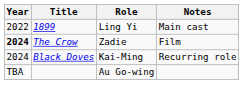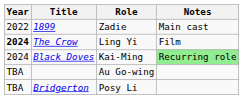(118, 27) Ling Yi -> (113, 27) Zadie
(113, 42) Zadie -> (118, 42) Ling Yi
(198, 57) no background -> (198, 57) lightgreen background
+ row: (61, 87)
